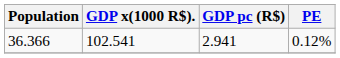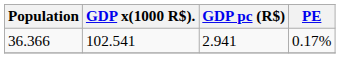(312, 40) 0.12% -> (312, 40) 0.17%
